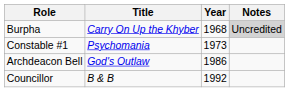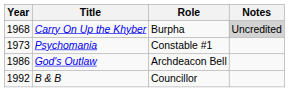columns swapped: (215, 12) <-> (45, 12)
